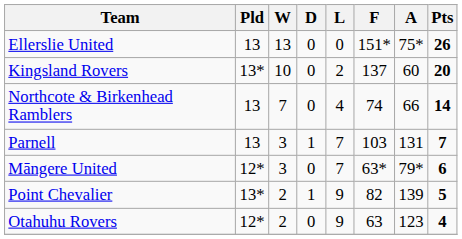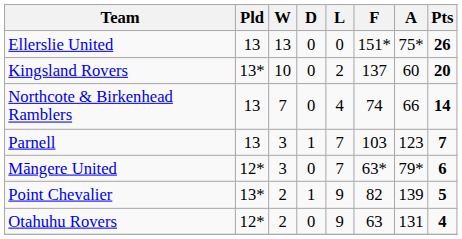(411, 141) 131 -> (411, 141) 123
(411, 221) 123 -> (411, 221) 131
